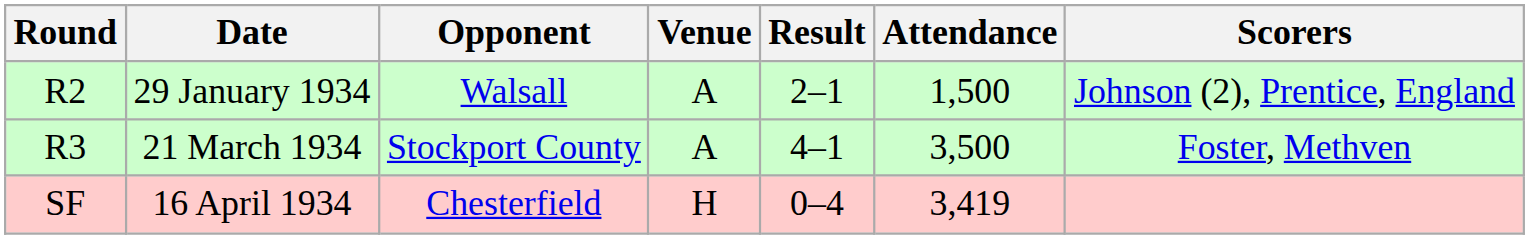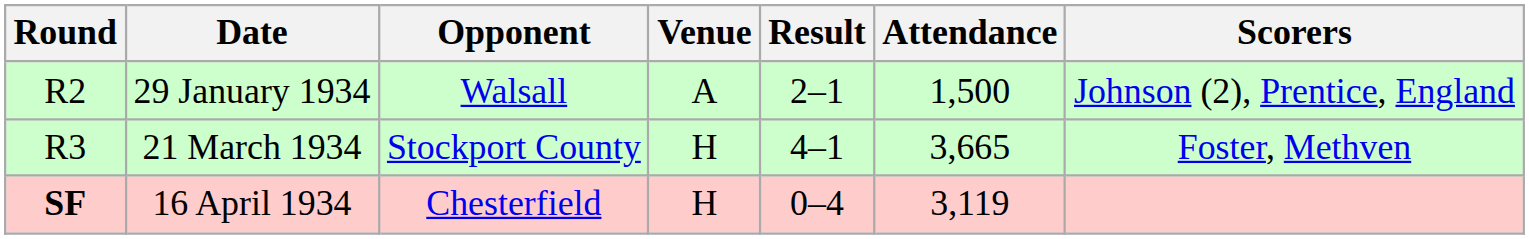(704, 146) A -> (704, 146) H
(970, 146) 3,500 -> (970, 146) 3,665
(65, 203) normal -> (65, 203) bold
(970, 203) 3,419 -> (970, 203) 3,119
